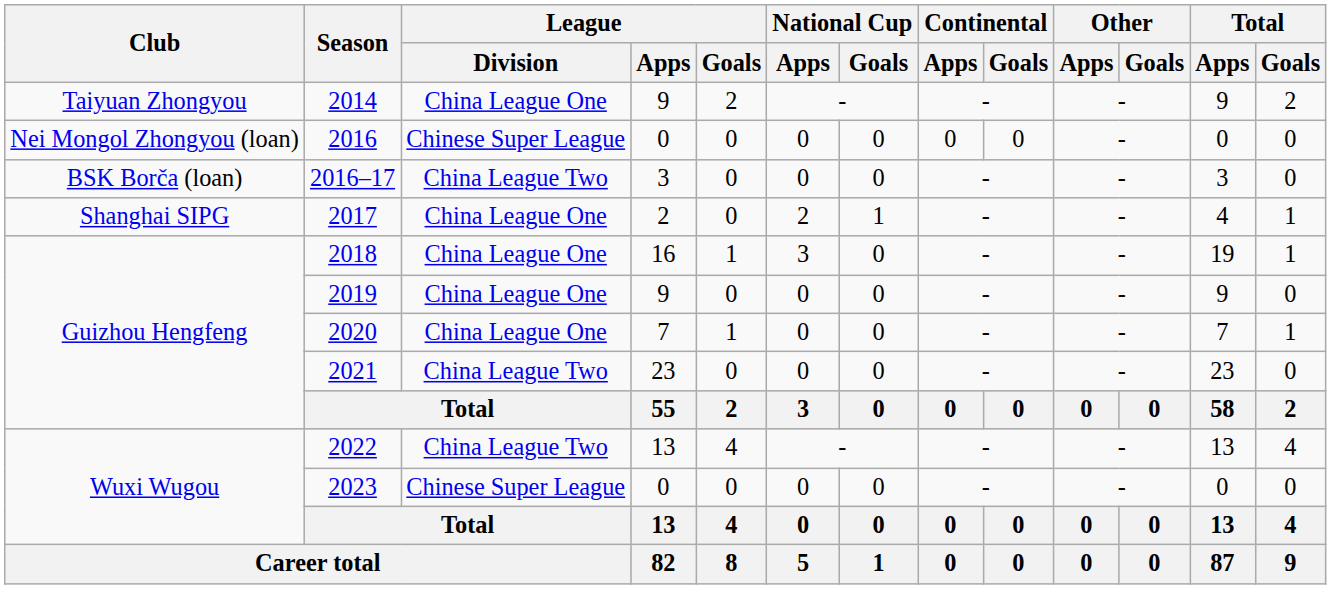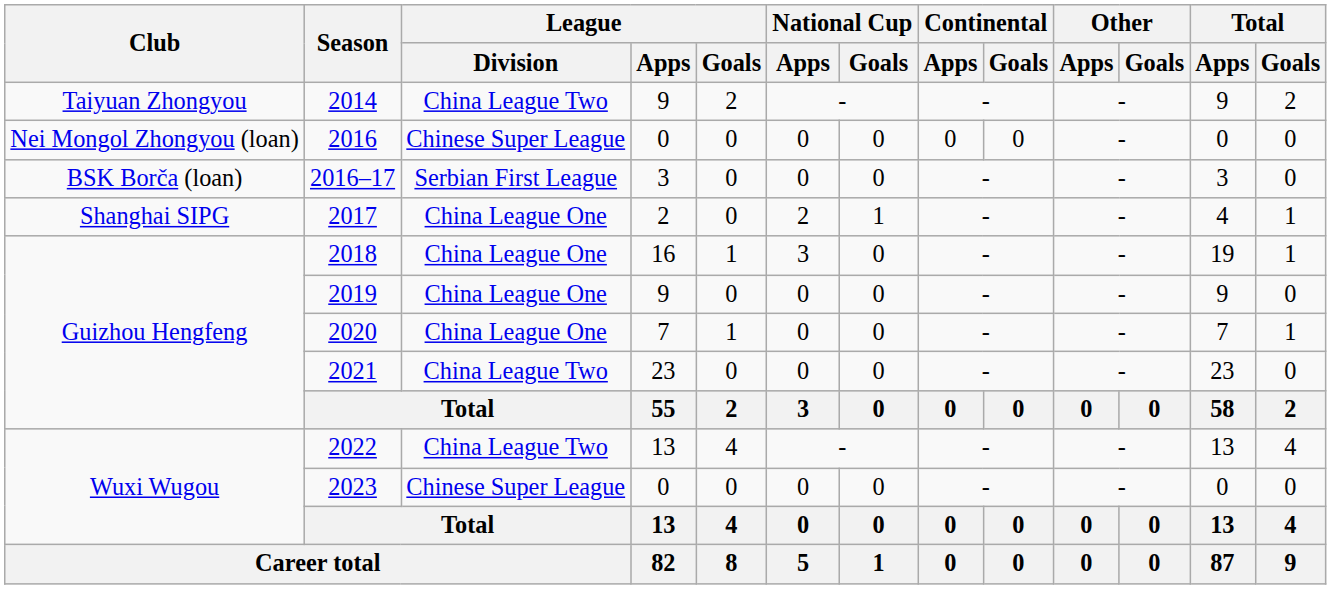(516, 100) China League One -> (516, 100) China League Two
(516, 178) China League Two -> (516, 178) Serbian First League
